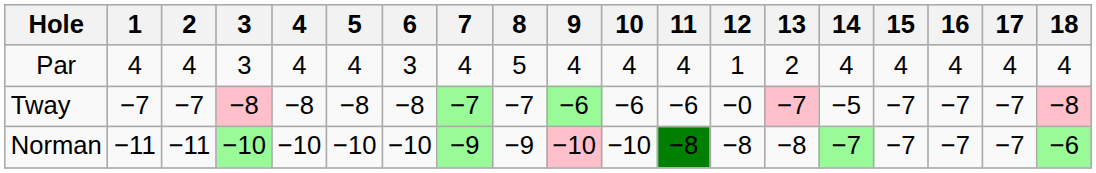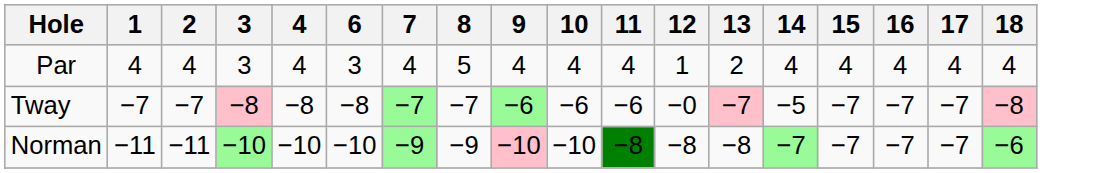- column: (355, 24)
